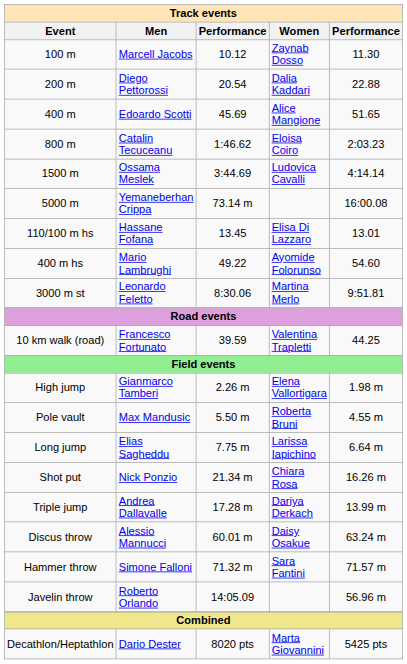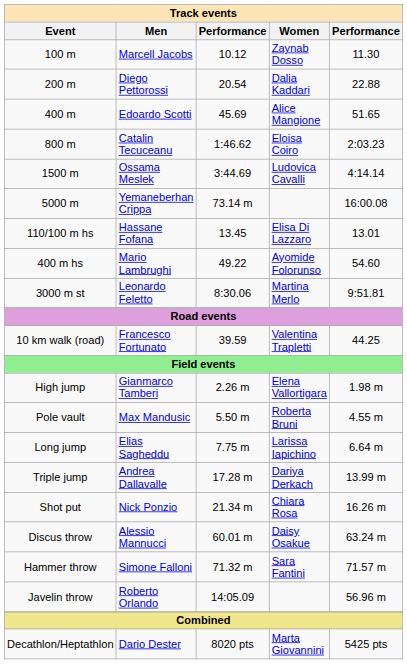rows swapped: (60, 507) <-> (60, 478)
